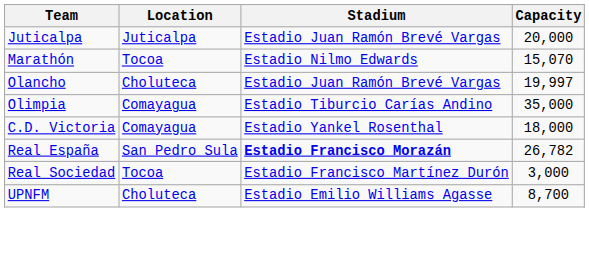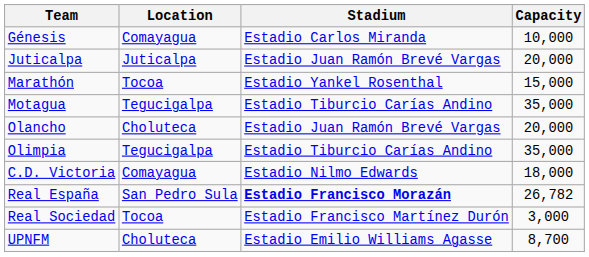+ row: (37, 38)
(331, 61) Estadio Nilmo Edwards -> (343, 83) Estadio Yankel Rosenthal
(548, 61) 15,070 -> (548, 83) 15,000
+ row: (37, 106)
(548, 83) 19,997 -> (548, 128) 20,000
(159, 106) Comayagua -> (167, 151) Tegucigalpa
(343, 128) Estadio Yankel Rosenthal -> (331, 173) Estadio Nilmo Edwards
